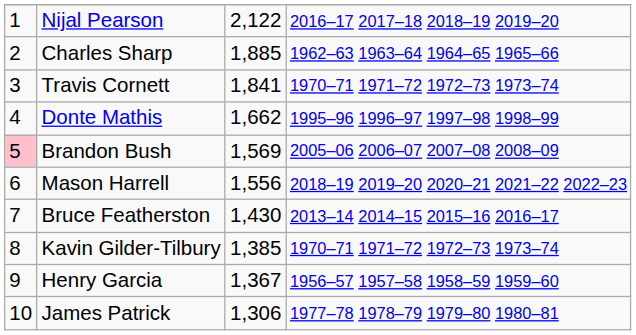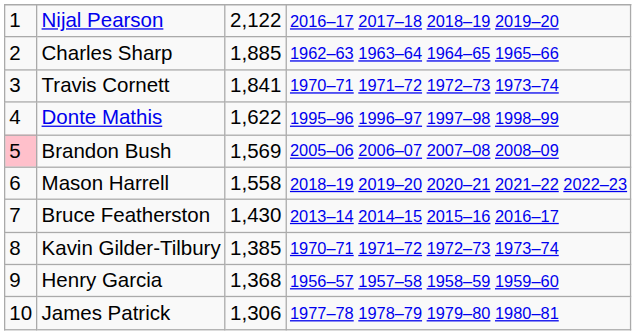(256, 118) 1,662 -> (256, 118) 1,622
(256, 183) 1,556 -> (256, 183) 1,558
(256, 280) 1,367 -> (256, 280) 1,368
